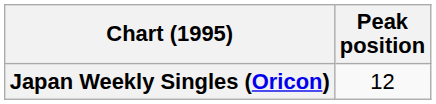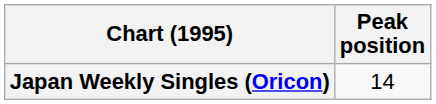(382, 81) 12 -> (382, 81) 14
